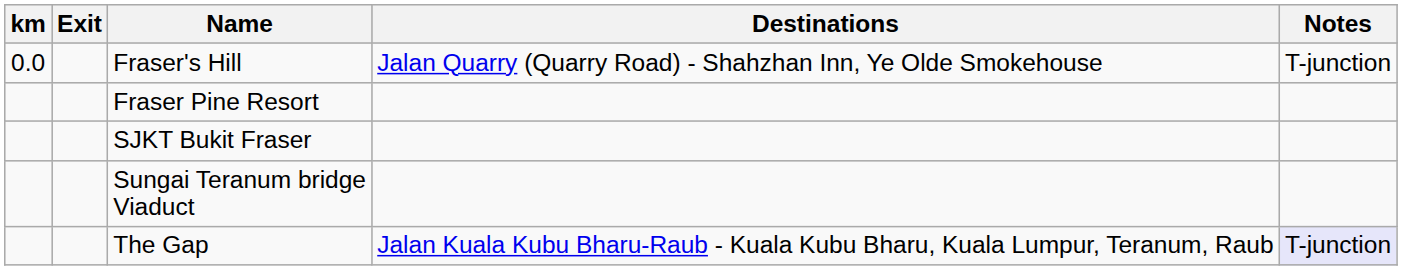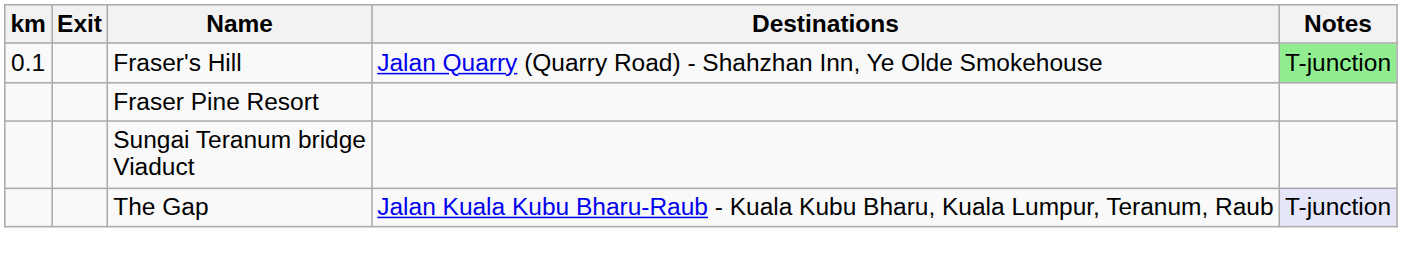(28, 62) 0.0 -> (28, 62) 0.1
(1338, 62) no background -> (1338, 62) lightgreen background
- row: (212, 140)
